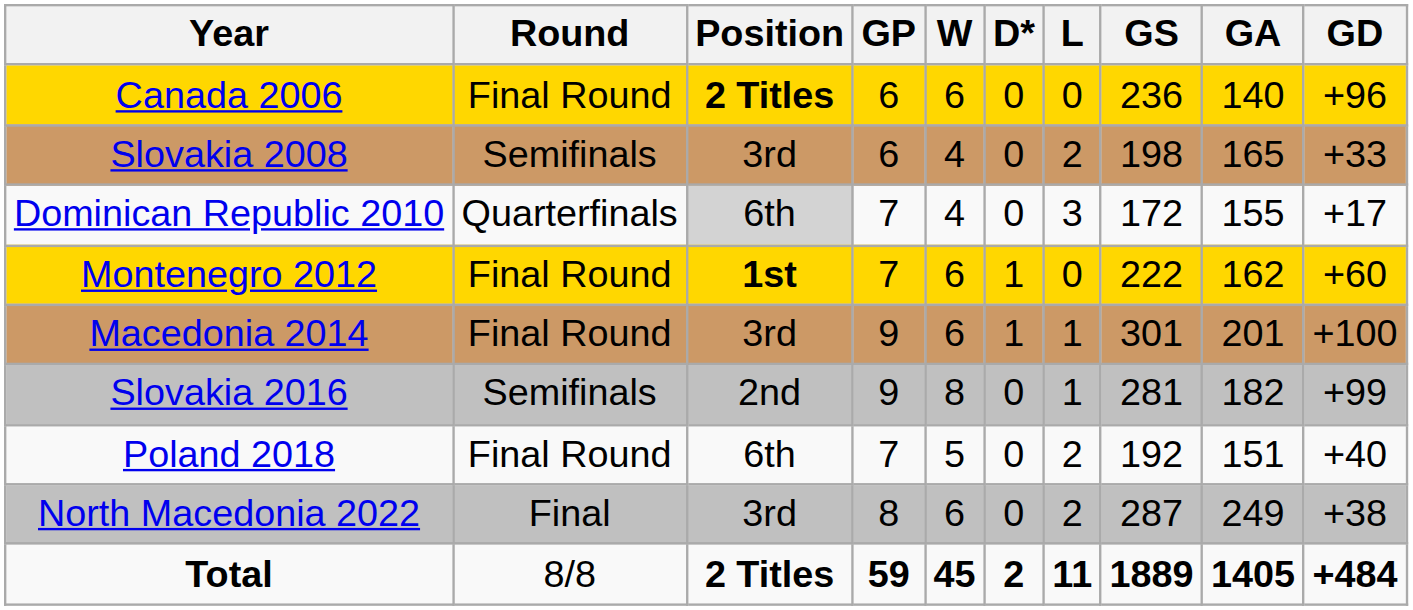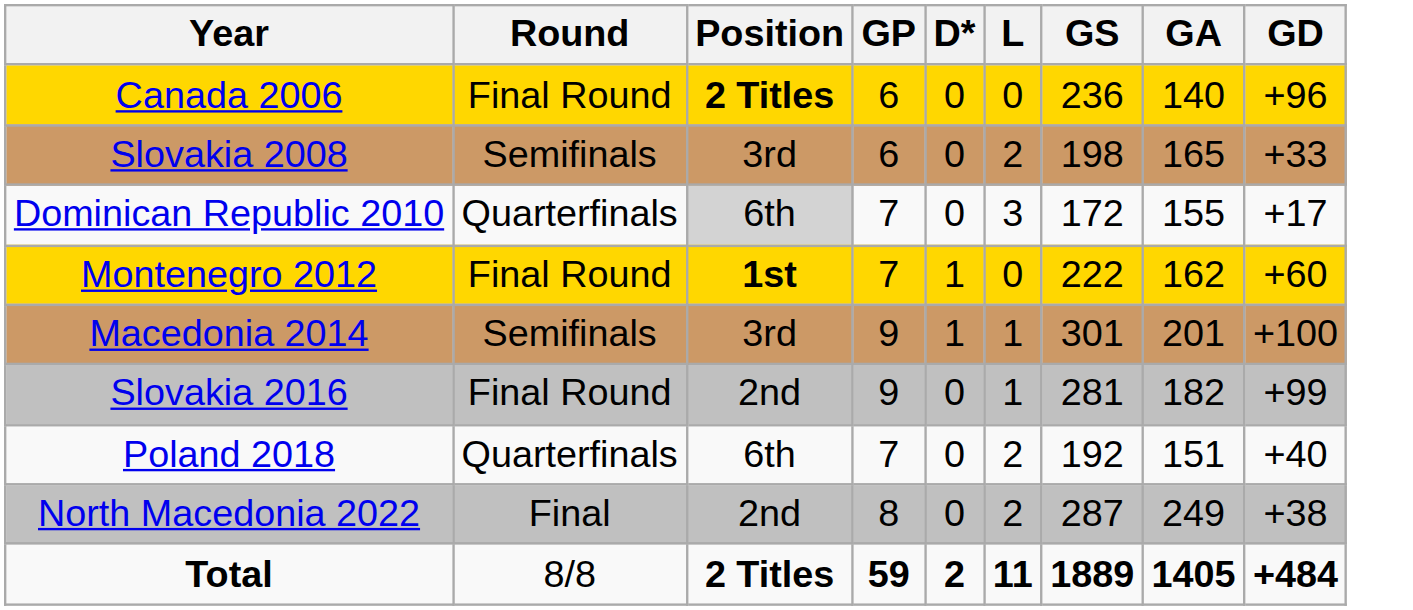- column: (954, 34)
(570, 333) Final Round -> (570, 333) Semifinals
(570, 393) Semifinals -> (570, 393) Final Round
(570, 453) Final Round -> (570, 453) Quarterfinals
(770, 513) 3rd -> (770, 513) 2nd
